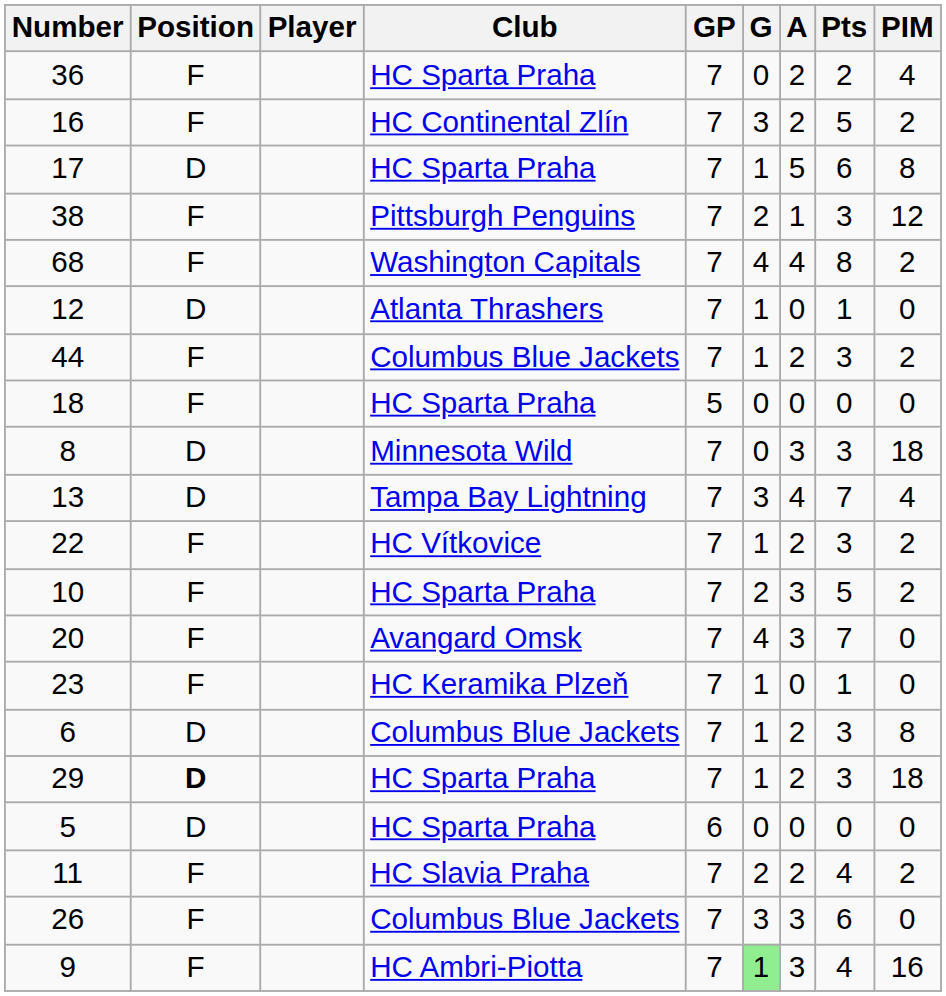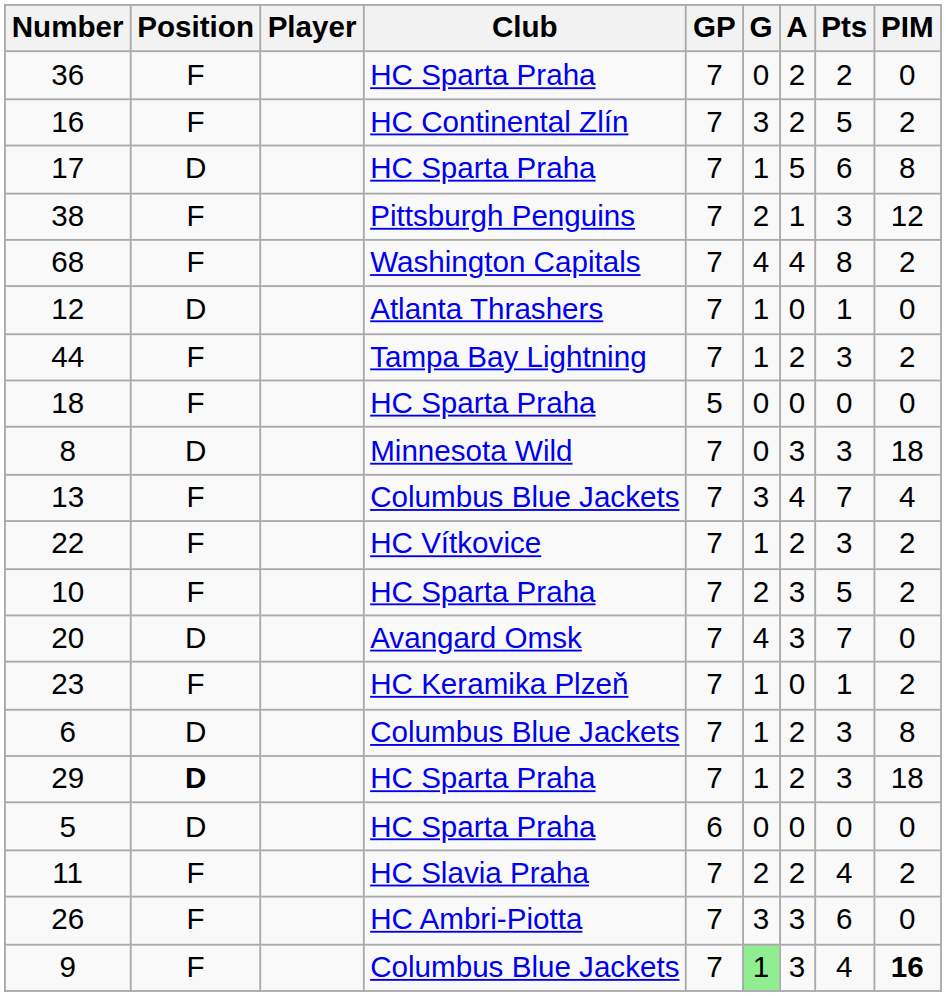(907, 74) 4 -> (907, 74) 0
(525, 356) Columbus Blue Jackets -> (508, 356) Tampa Bay Lightning
(196, 497) D -> (196, 497) F
(508, 497) Tampa Bay Lightning -> (525, 497) Columbus Blue Jackets
(196, 638) F -> (196, 638) D
(907, 685) 0 -> (907, 685) 2
(525, 919) Columbus Blue Jackets -> (476, 919) HC Ambri-Piotta
(476, 966) HC Ambri-Piotta -> (525, 966) Columbus Blue Jackets
(907, 966) normal -> (907, 966) bold
